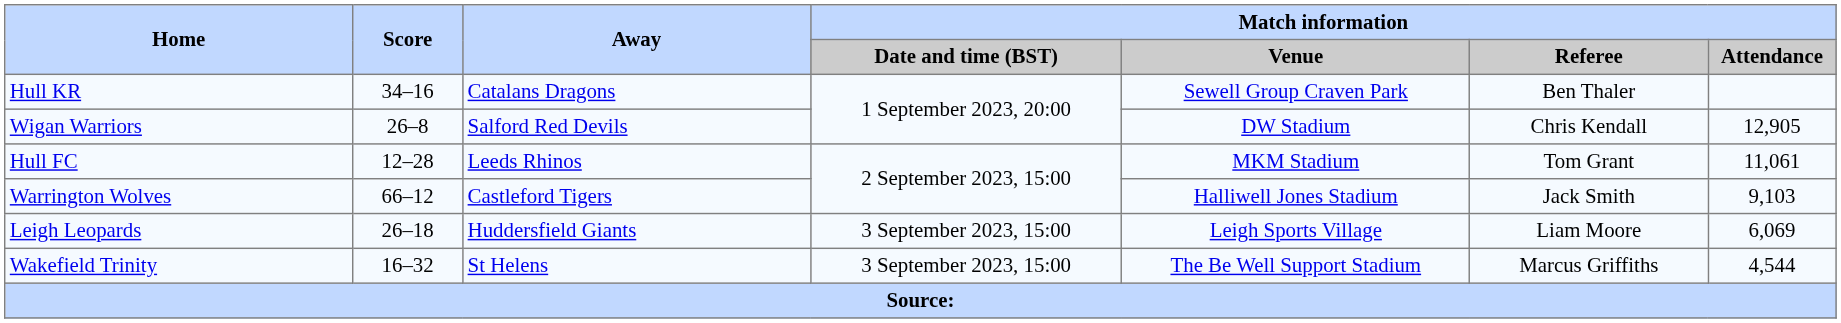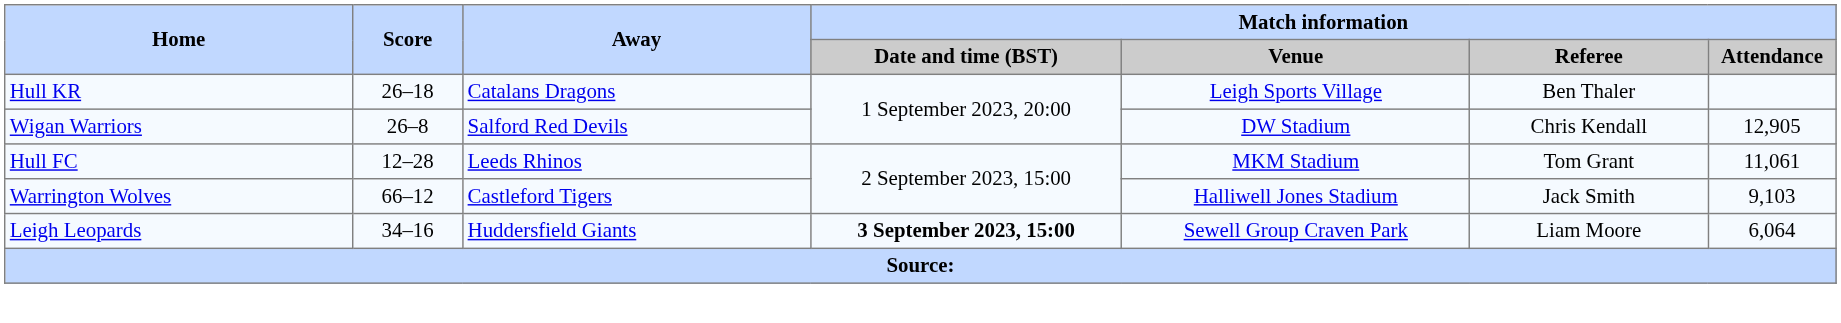(408, 91) 34–16 -> (408, 91) 26–18
(1296, 91) Sewell Group Craven Park -> (1296, 91) Leigh Sports Village
(408, 230) 26–18 -> (408, 230) 34–16
(966, 230) normal -> (966, 230) bold
(1296, 230) Leigh Sports Village -> (1296, 230) Sewell Group Craven Park
(1772, 230) 6,069 -> (1772, 230) 6,064
- row: (83, 265)
